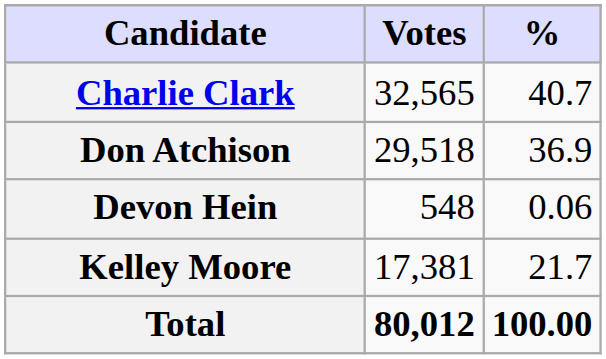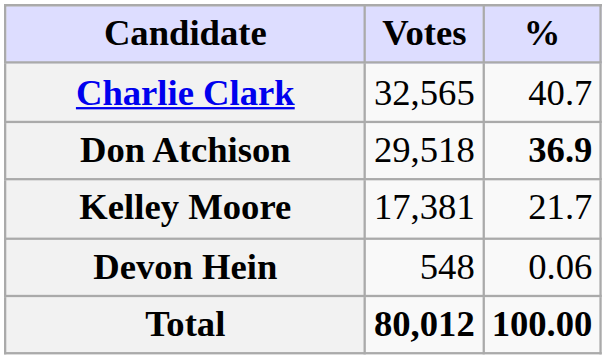(560, 149) normal -> (560, 149) bold
rows swapped: (185, 265) <-> (185, 207)
